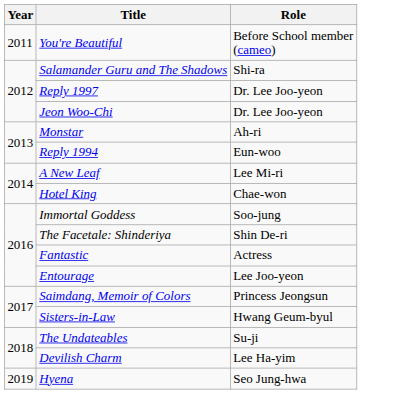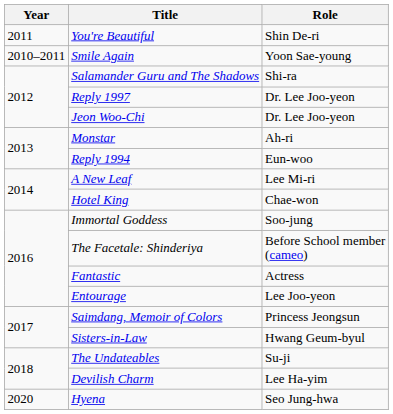(293, 42) Before School member (cameo) -> (292, 35) Shin De-ri
+ row: (103, 55)
(260, 234) Shin De-ri -> (325, 248) Before School member (cameo)
(20, 378) 2019 -> (20, 399) 2020
